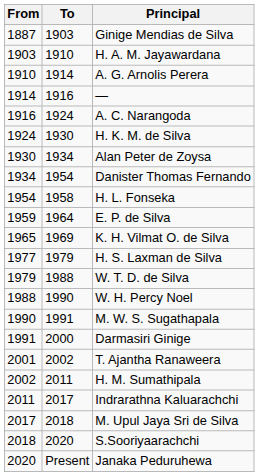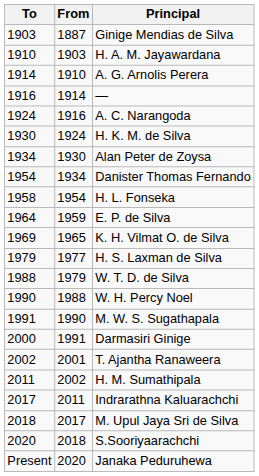columns swapped: (23, 14) <-> (67, 14)
